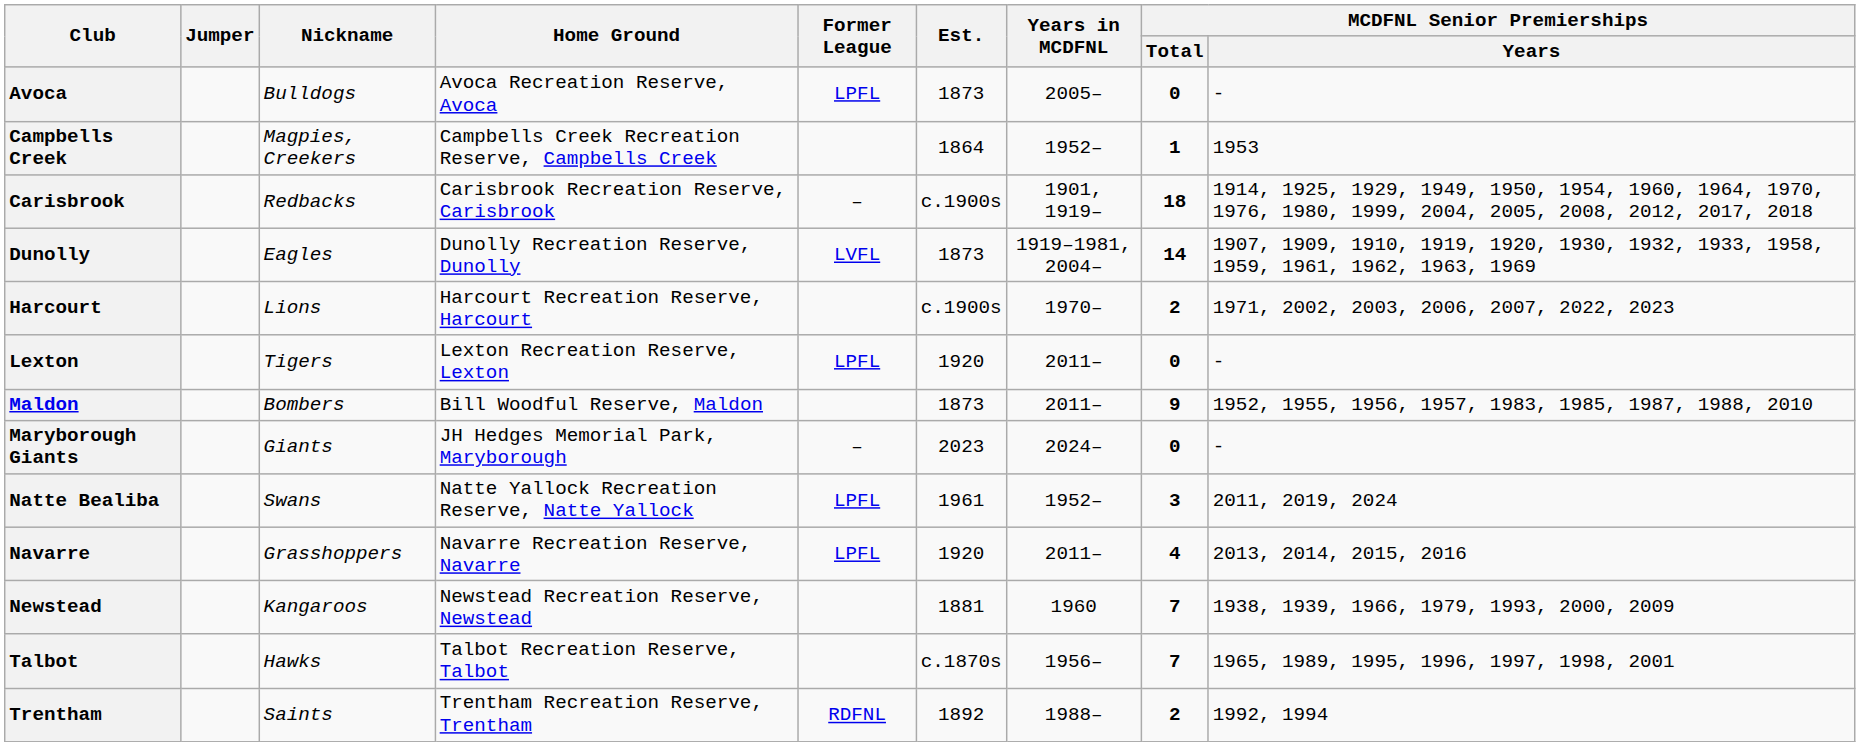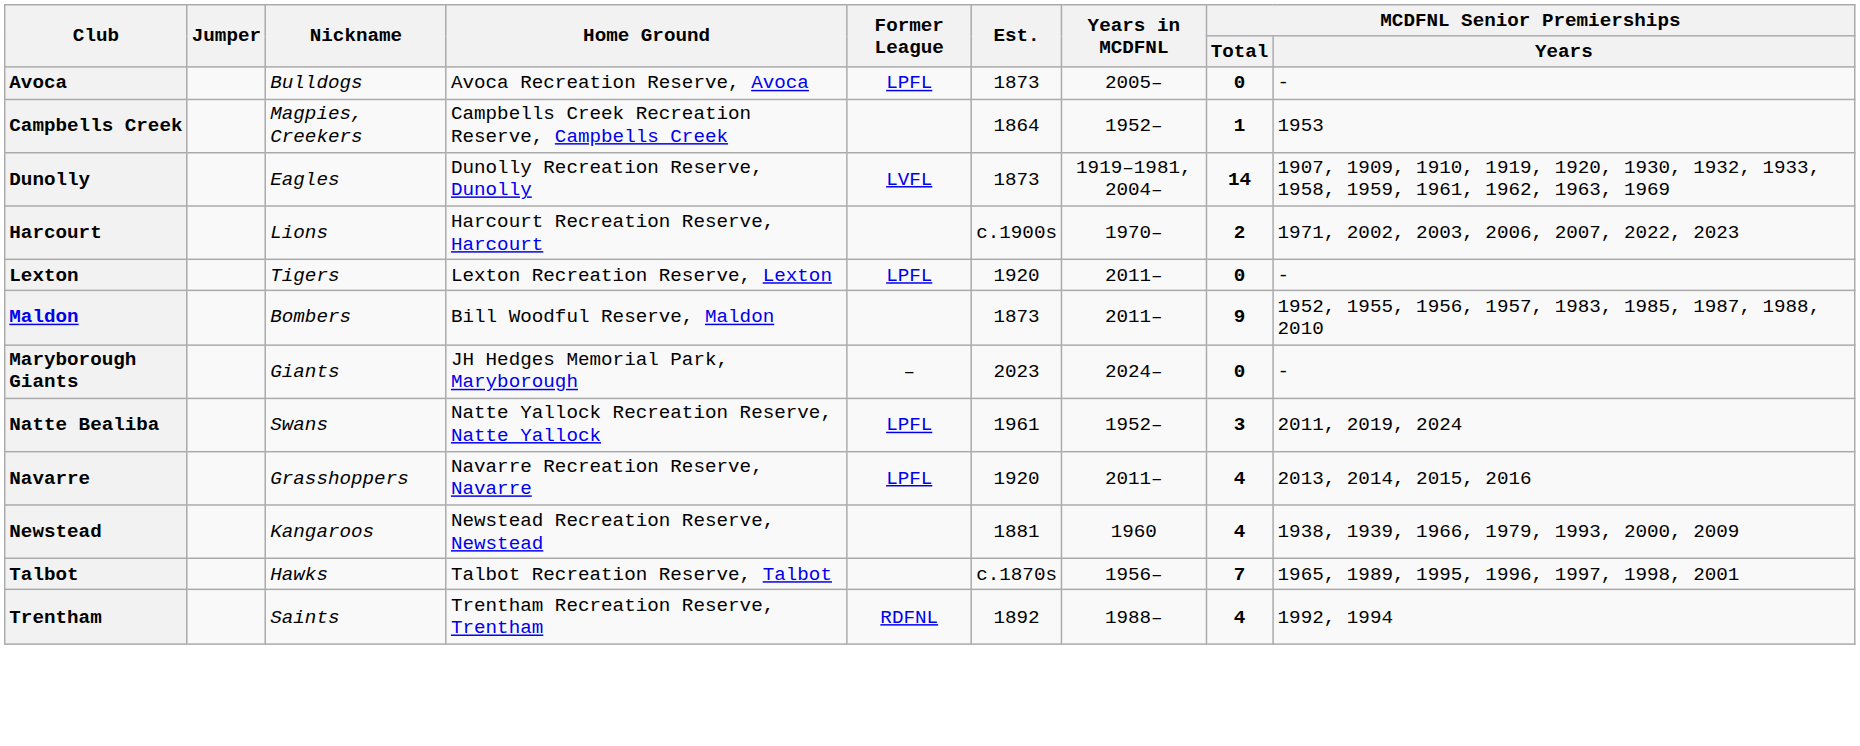- row: (67, 201)
(1175, 608) 7 -> (1239, 532) 4
(1175, 715) 2 -> (1239, 617) 4
